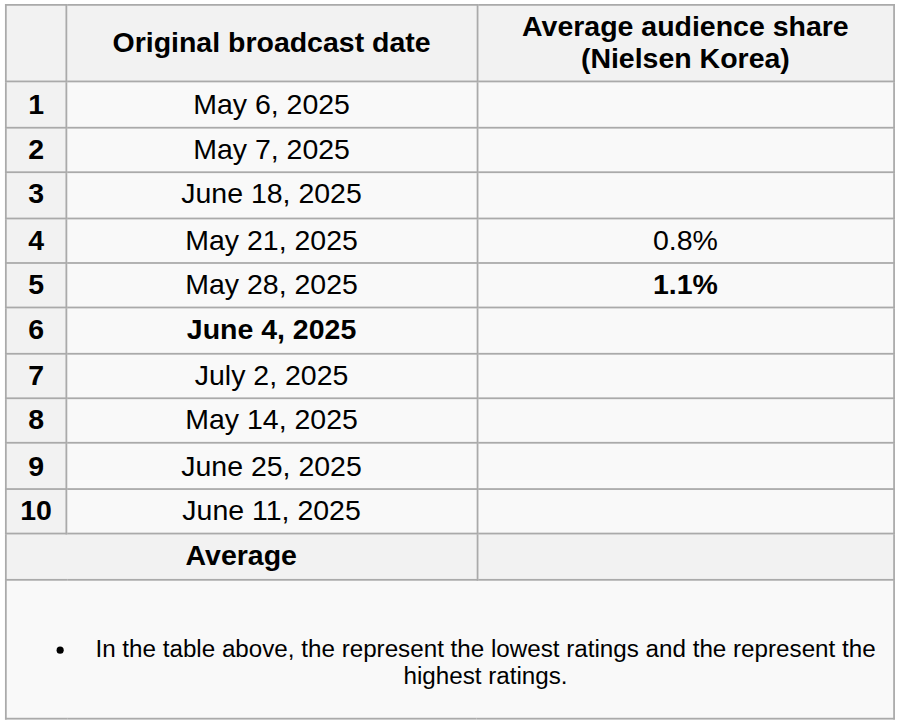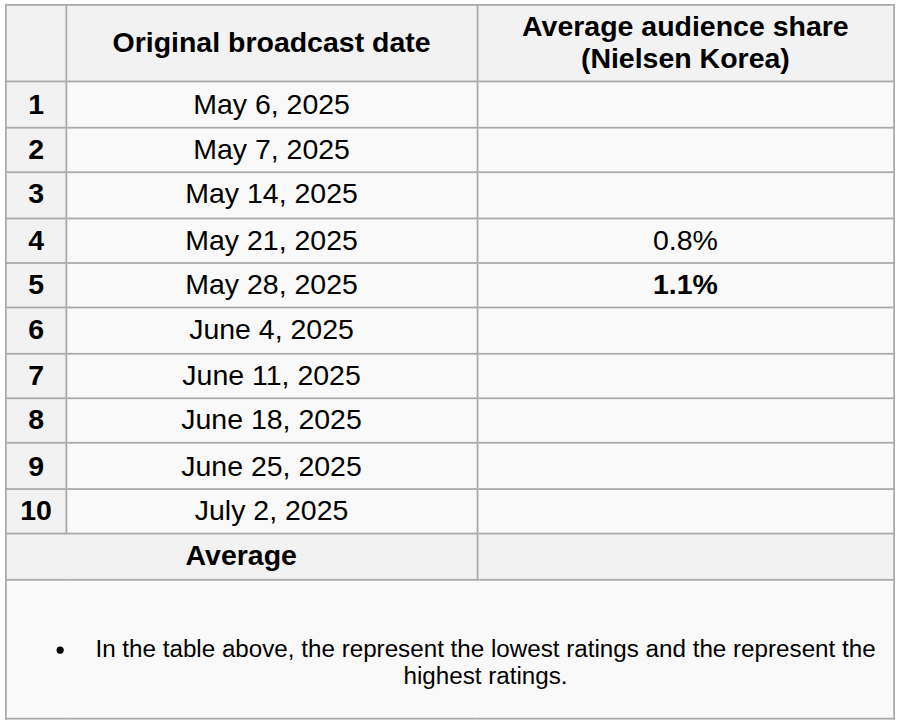(272, 194) June 18, 2025 -> (272, 194) May 14, 2025
(272, 330) bold -> (272, 330) normal
(272, 375) July 2, 2025 -> (272, 375) June 11, 2025
(272, 420) May 14, 2025 -> (272, 420) June 18, 2025
(272, 510) June 11, 2025 -> (272, 510) July 2, 2025
